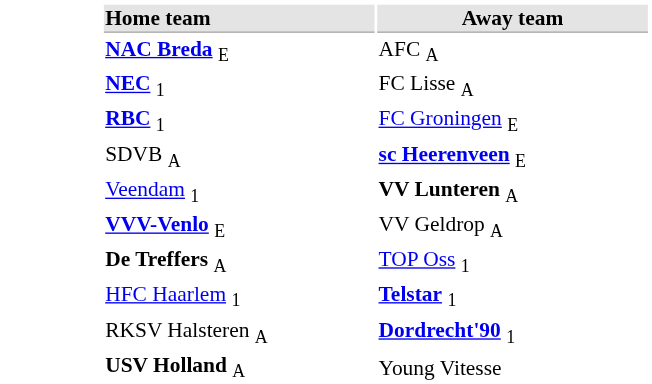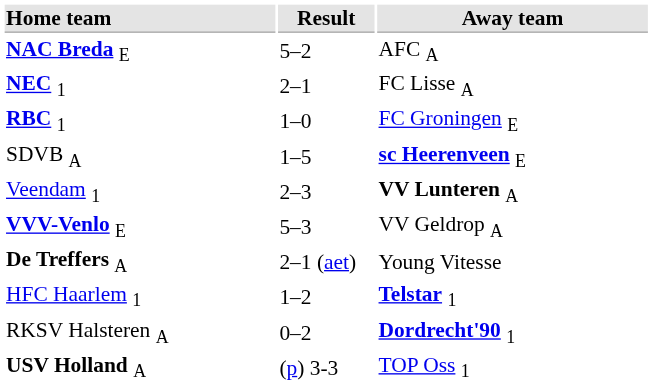+ column: (326, 17)
(424, 262) TOP Oss 1 -> (440, 262) Young Vitesse
(440, 367) Young Vitesse -> (424, 367) TOP Oss 1
